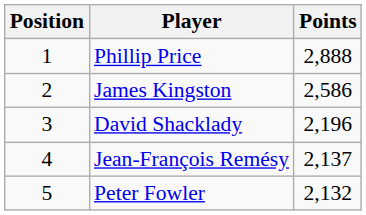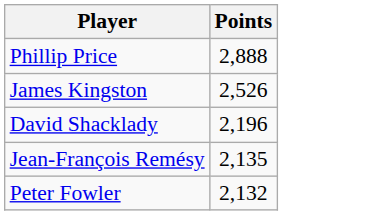- column: (47, 21)
(328, 90) 2,586 -> (243, 90) 2,526
(328, 158) 2,137 -> (243, 158) 2,135
